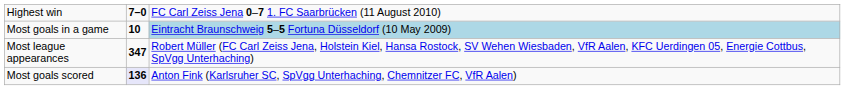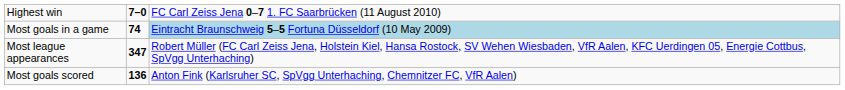(134, 30) 10 -> (134, 30) 74
(137, 76) lavender background -> (137, 76) no background
